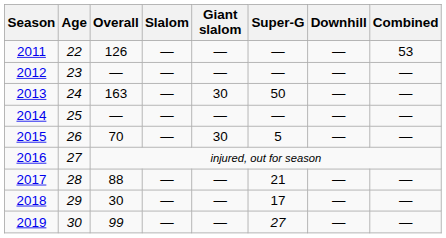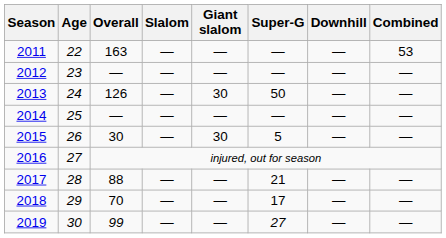(116, 51) 126 -> (116, 51) 163
(116, 94) 163 -> (116, 94) 126
(116, 136) 70 -> (116, 136) 30
(116, 200) 30 -> (116, 200) 70
